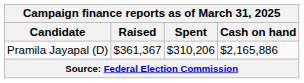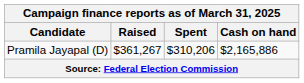(137, 50) $361,367 -> (137, 50) $361,267
